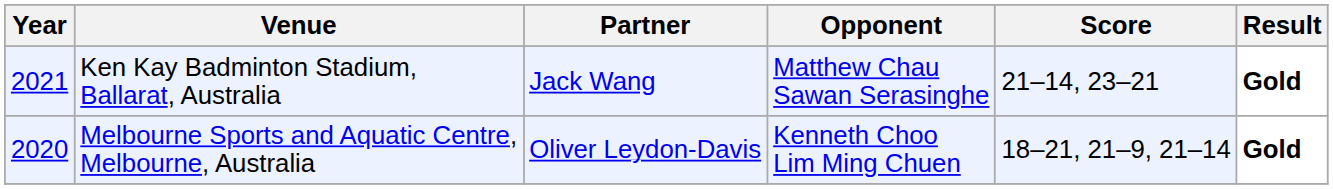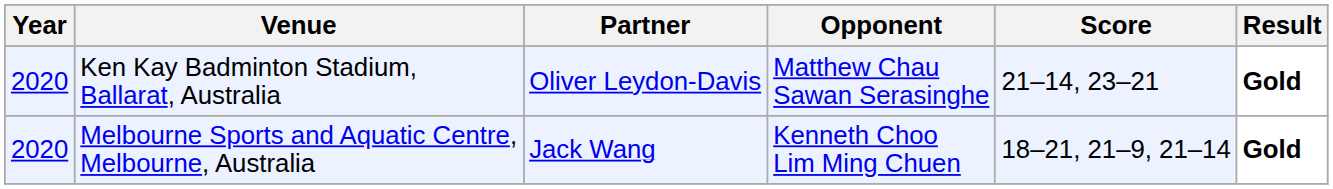(40, 81) 2021 -> (40, 81) 2020
(592, 81) Jack Wang -> (645, 81) Oliver Leydon-Davis
(645, 150) Oliver Leydon-Davis -> (592, 150) Jack Wang
